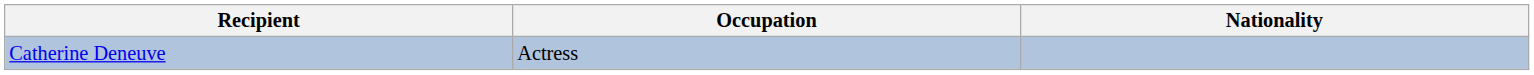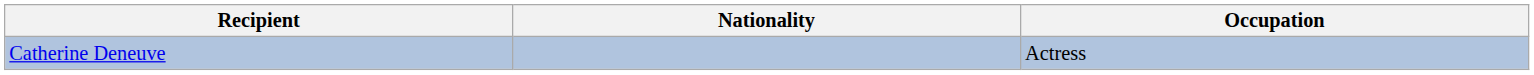columns swapped: (766, 20) <-> (1274, 20)
